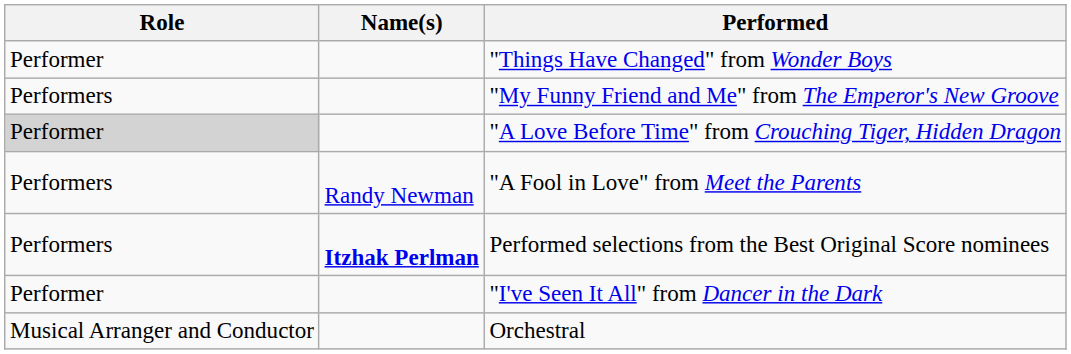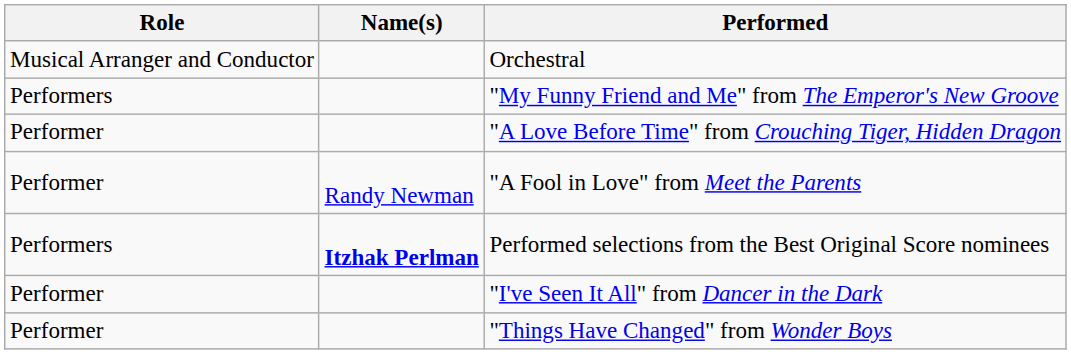rows swapped: (537, 330) <-> (691, 59)
(57, 132) lightgrey background -> (57, 132) no background
(61, 181) Performers -> (57, 181) Performer
